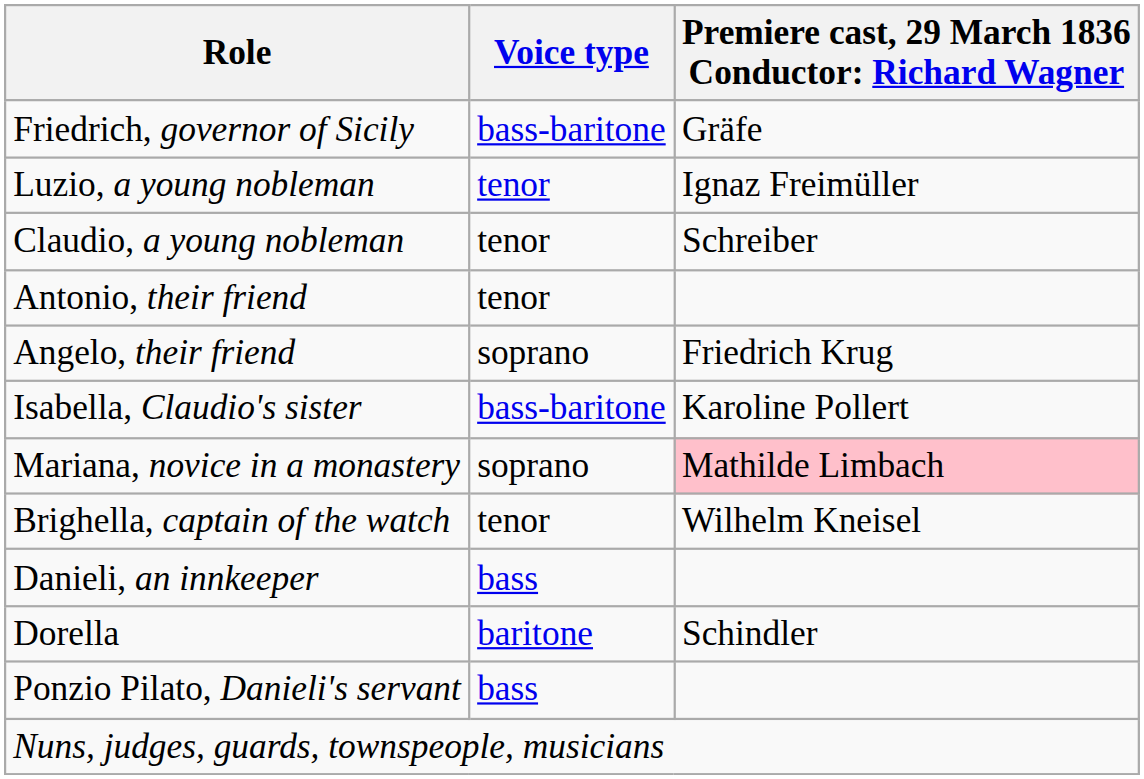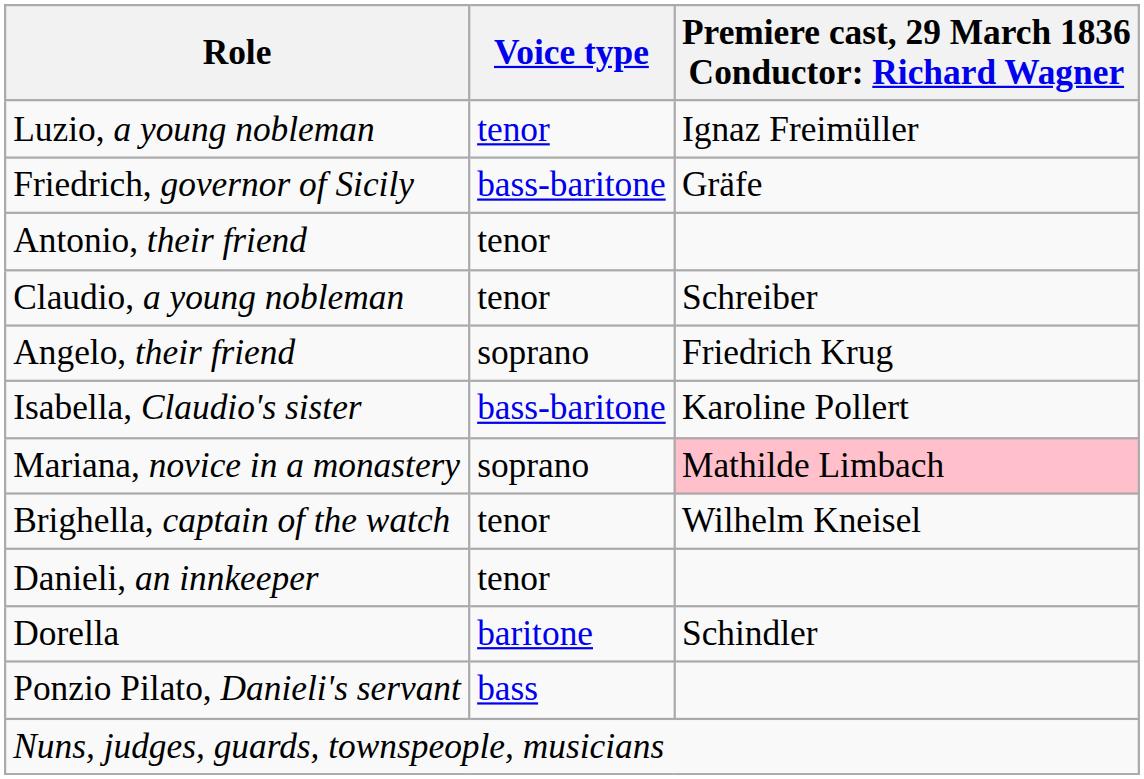rows swapped: (214, 128) <-> (194, 184)
rows swapped: (209, 240) <-> (160, 296)
(508, 577) bass -> (513, 577) tenor
